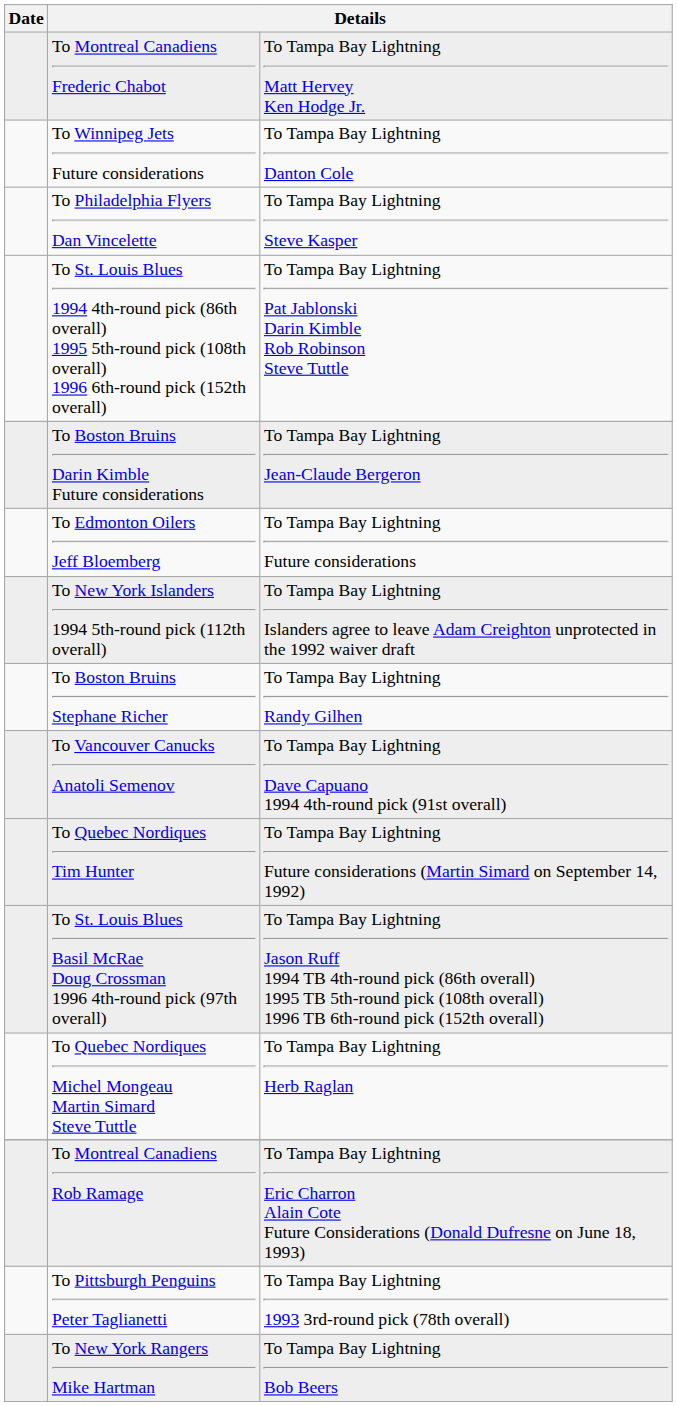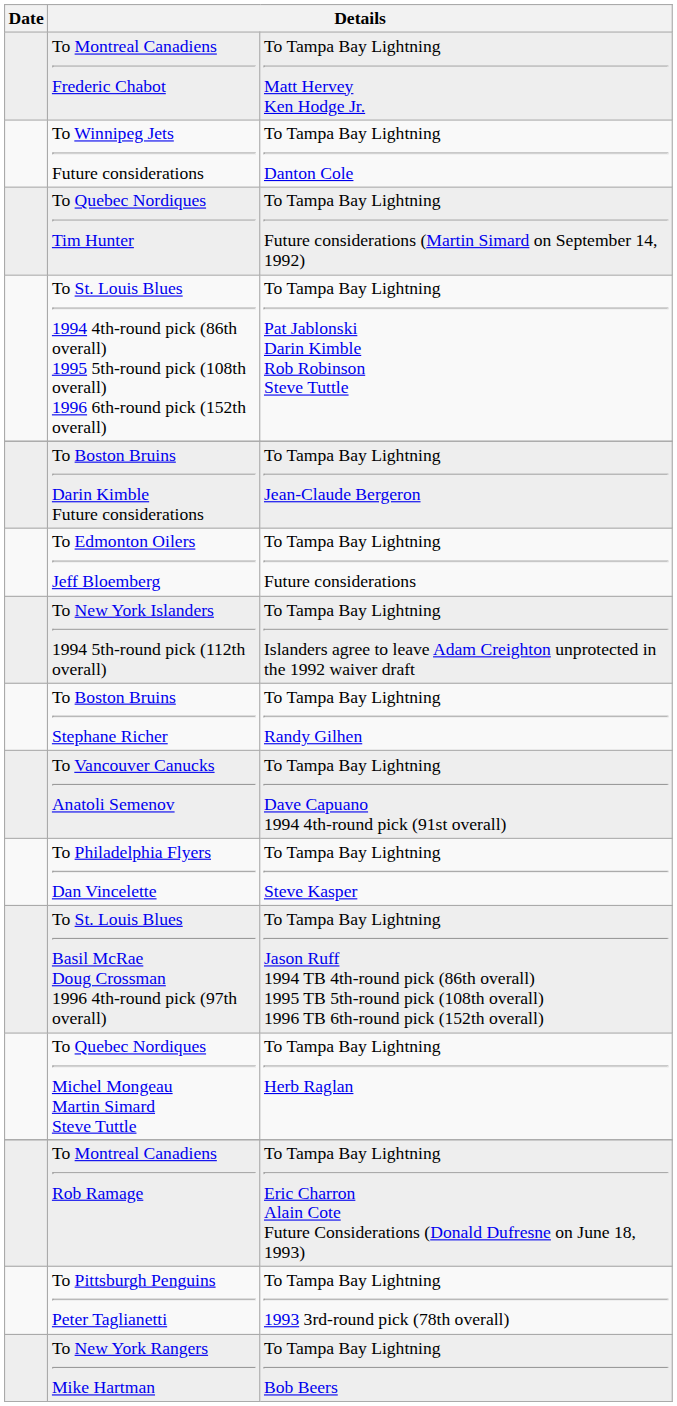rows swapped: (154, 851) <-> (154, 220)
